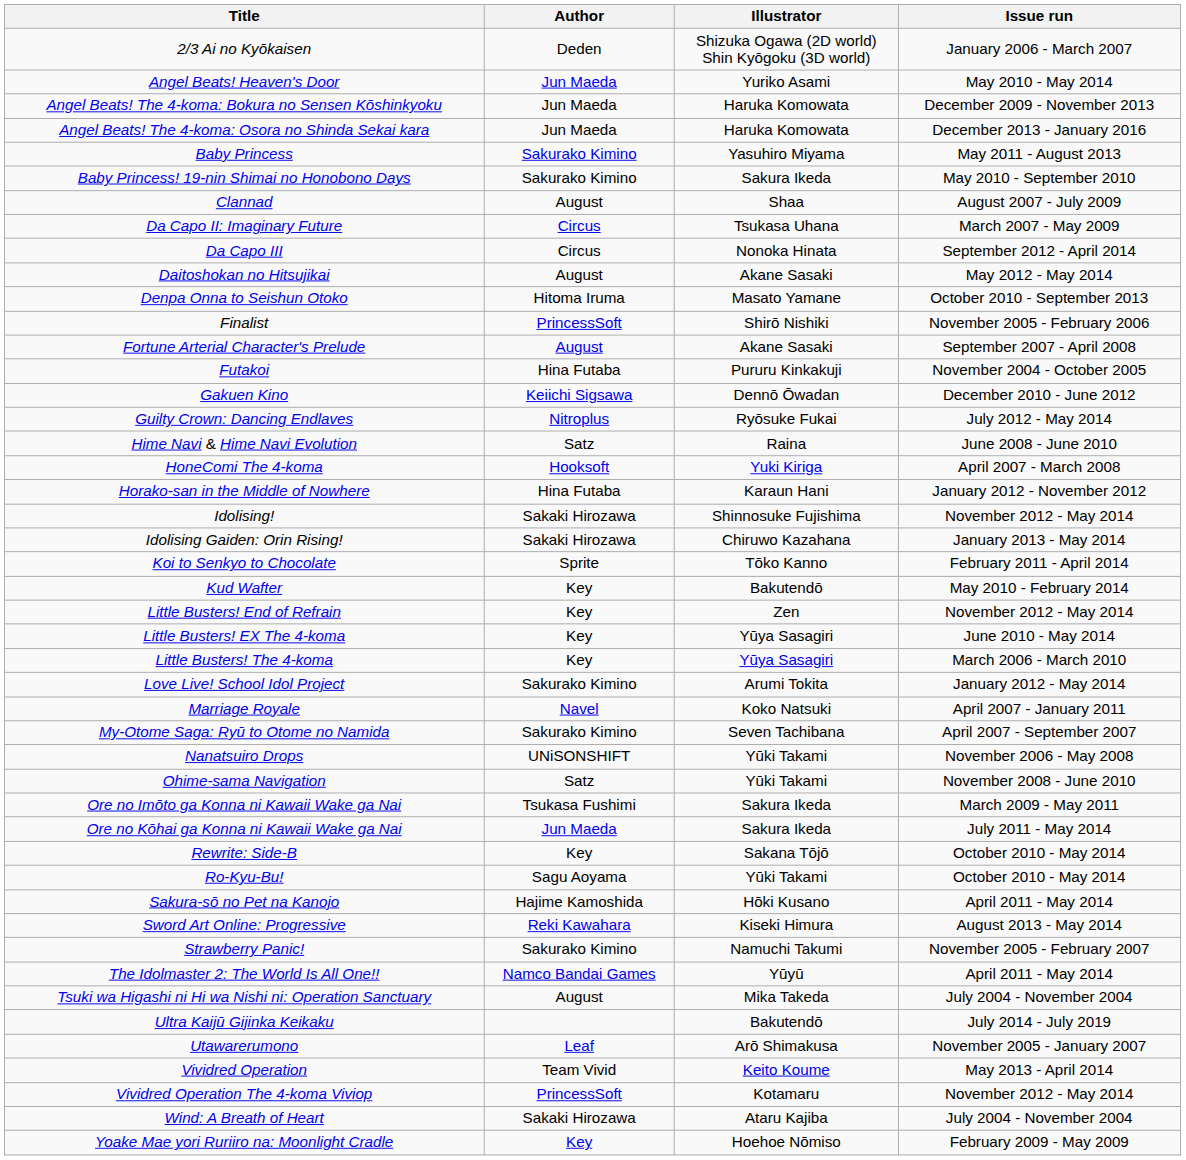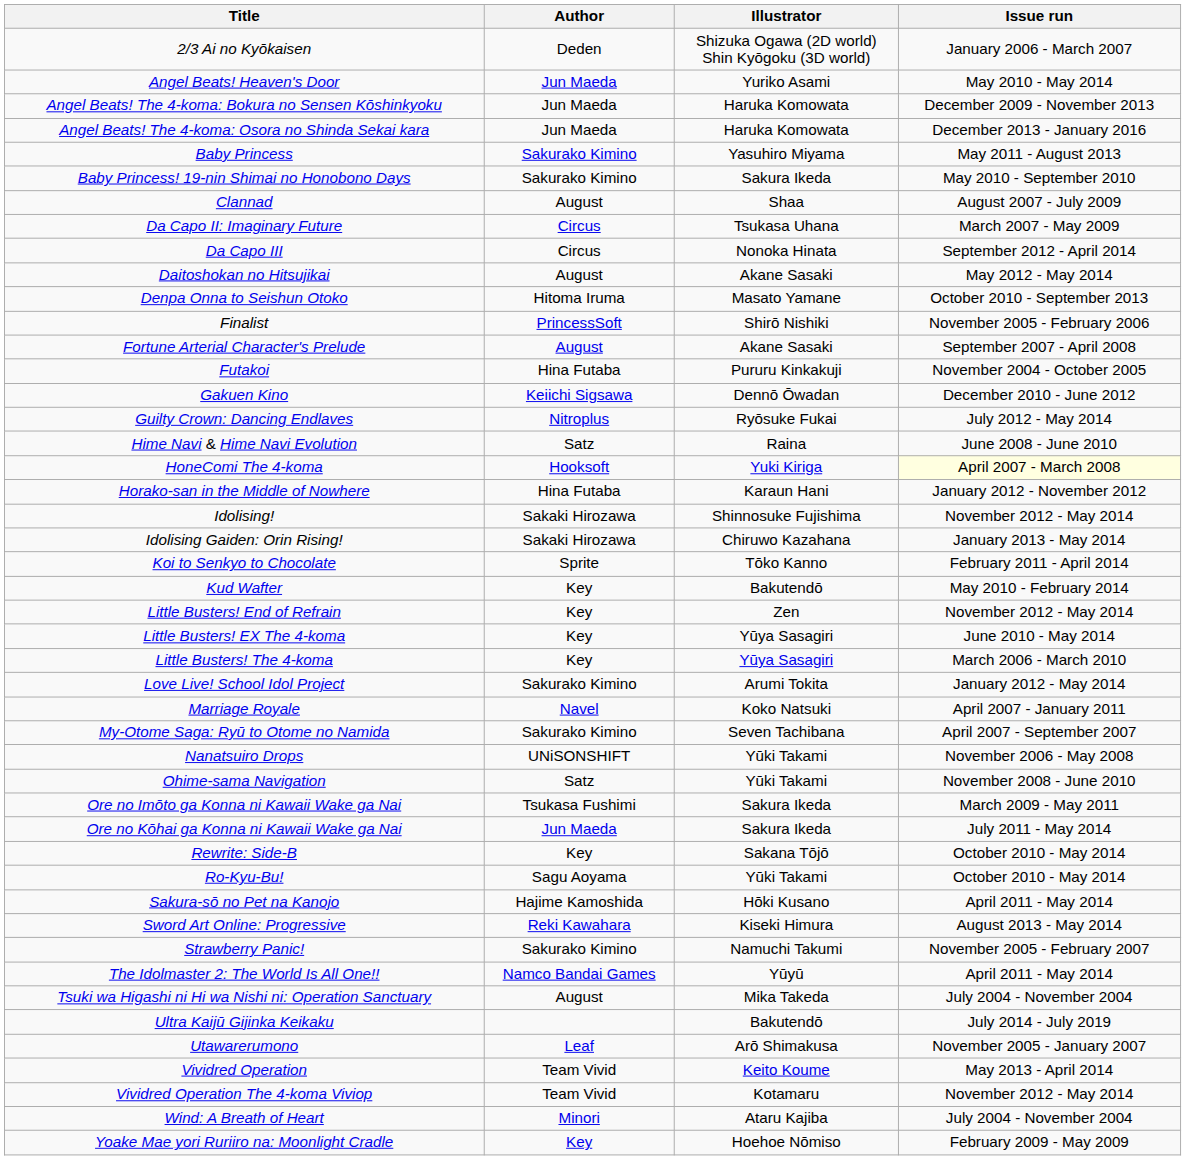(1039, 467) no background -> (1039, 467) lightyellow background
(579, 1094) PrincessSoft -> (579, 1094) Team Vivid
(579, 1118) Sakaki Hirozawa -> (579, 1118) Minori
